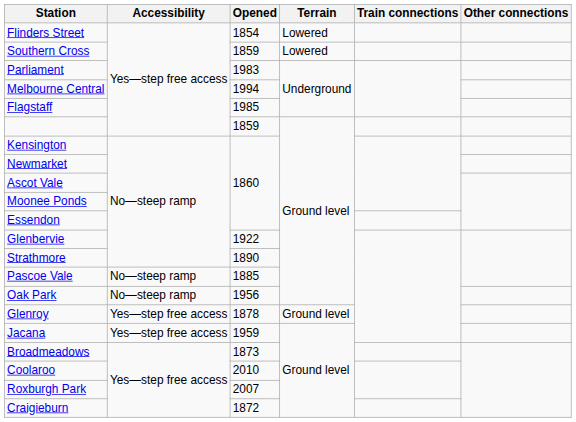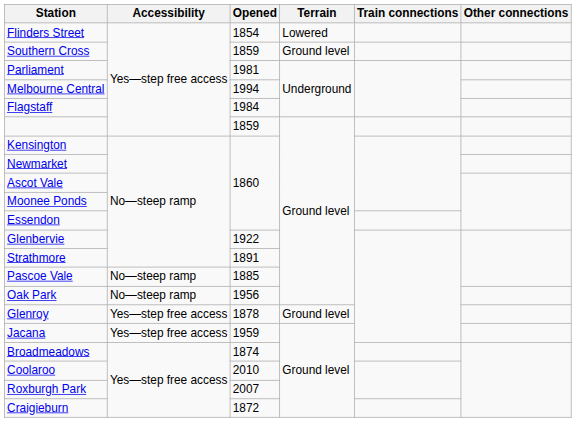(305, 51) Lowered -> (316, 51) Ground level
(246, 70) 1983 -> (246, 70) 1981
(246, 107) 1985 -> (246, 107) 1984
(246, 257) 1890 -> (246, 257) 1891
(246, 351) 1873 -> (246, 351) 1874
